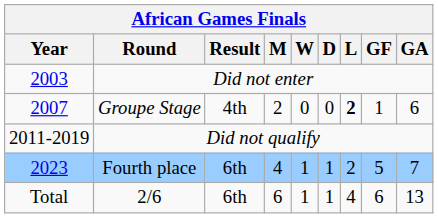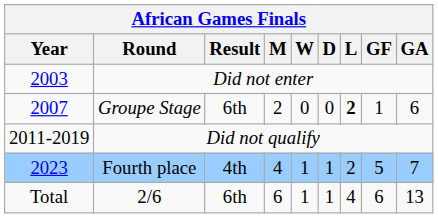(235, 108) 4th -> (235, 108) 6th
(235, 167) 6th -> (235, 167) 4th
